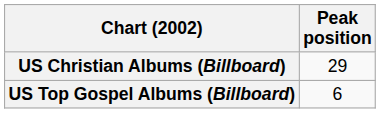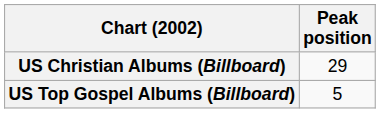(337, 94) 6 -> (337, 94) 5
